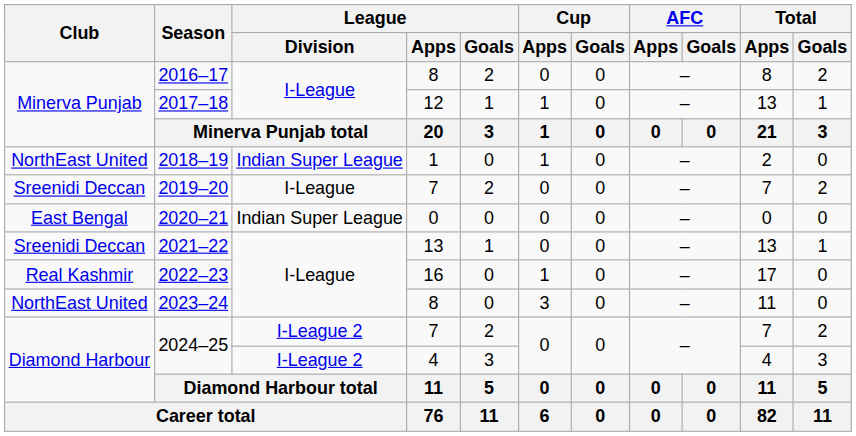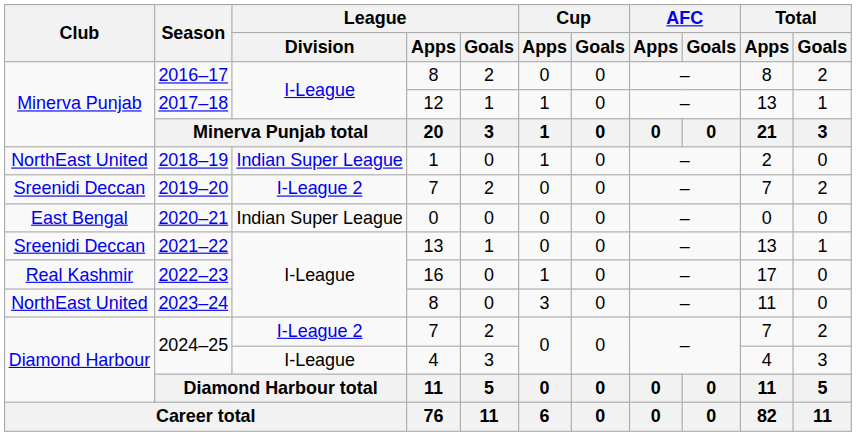(320, 189) I-League -> (320, 189) I-League 2
(320, 359) I-League 2 -> (320, 359) I-League
